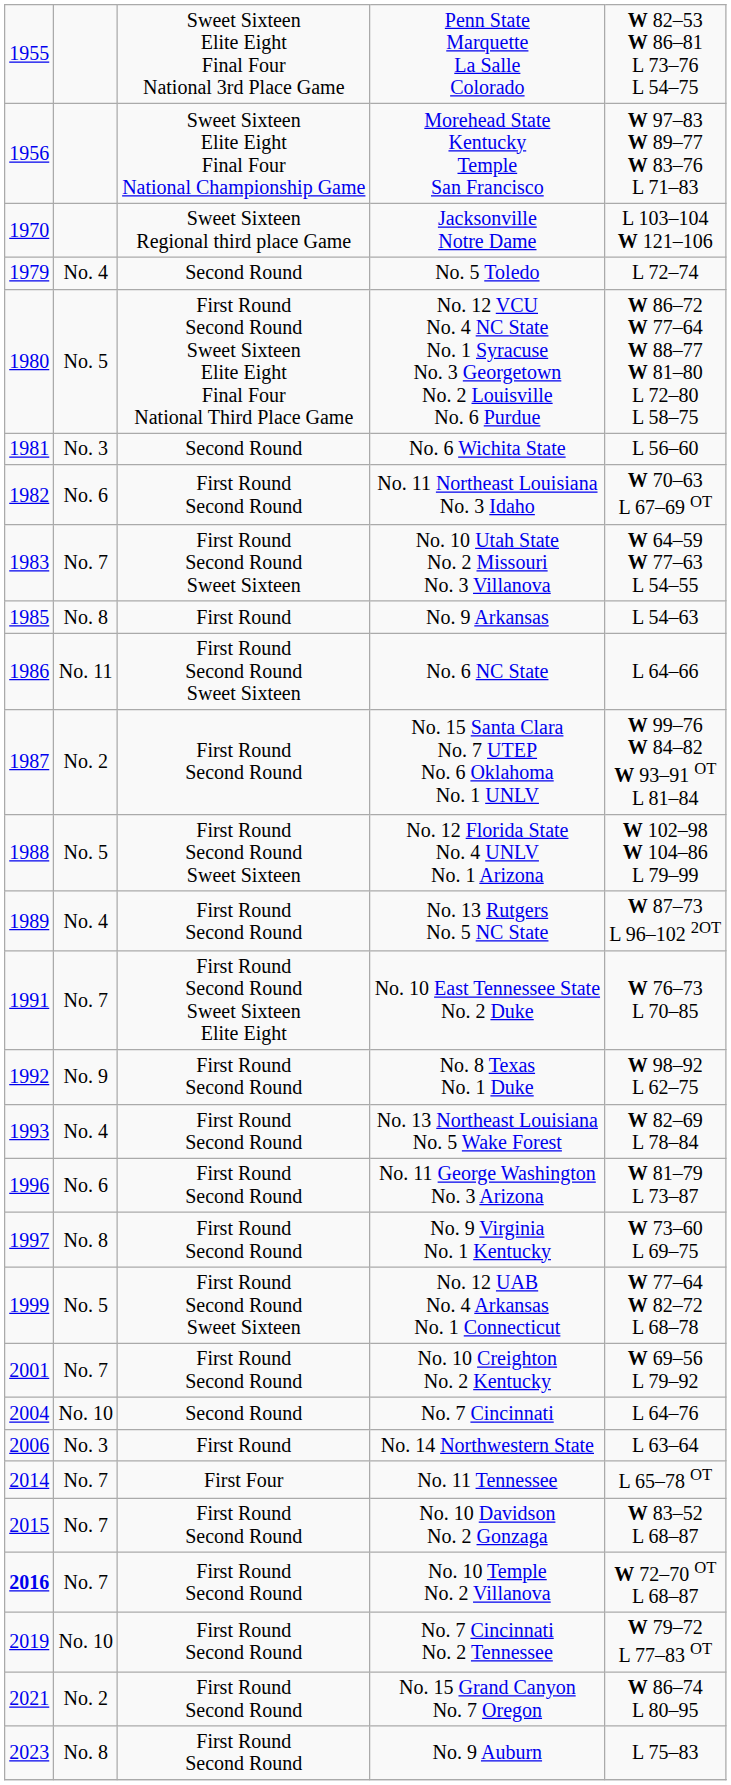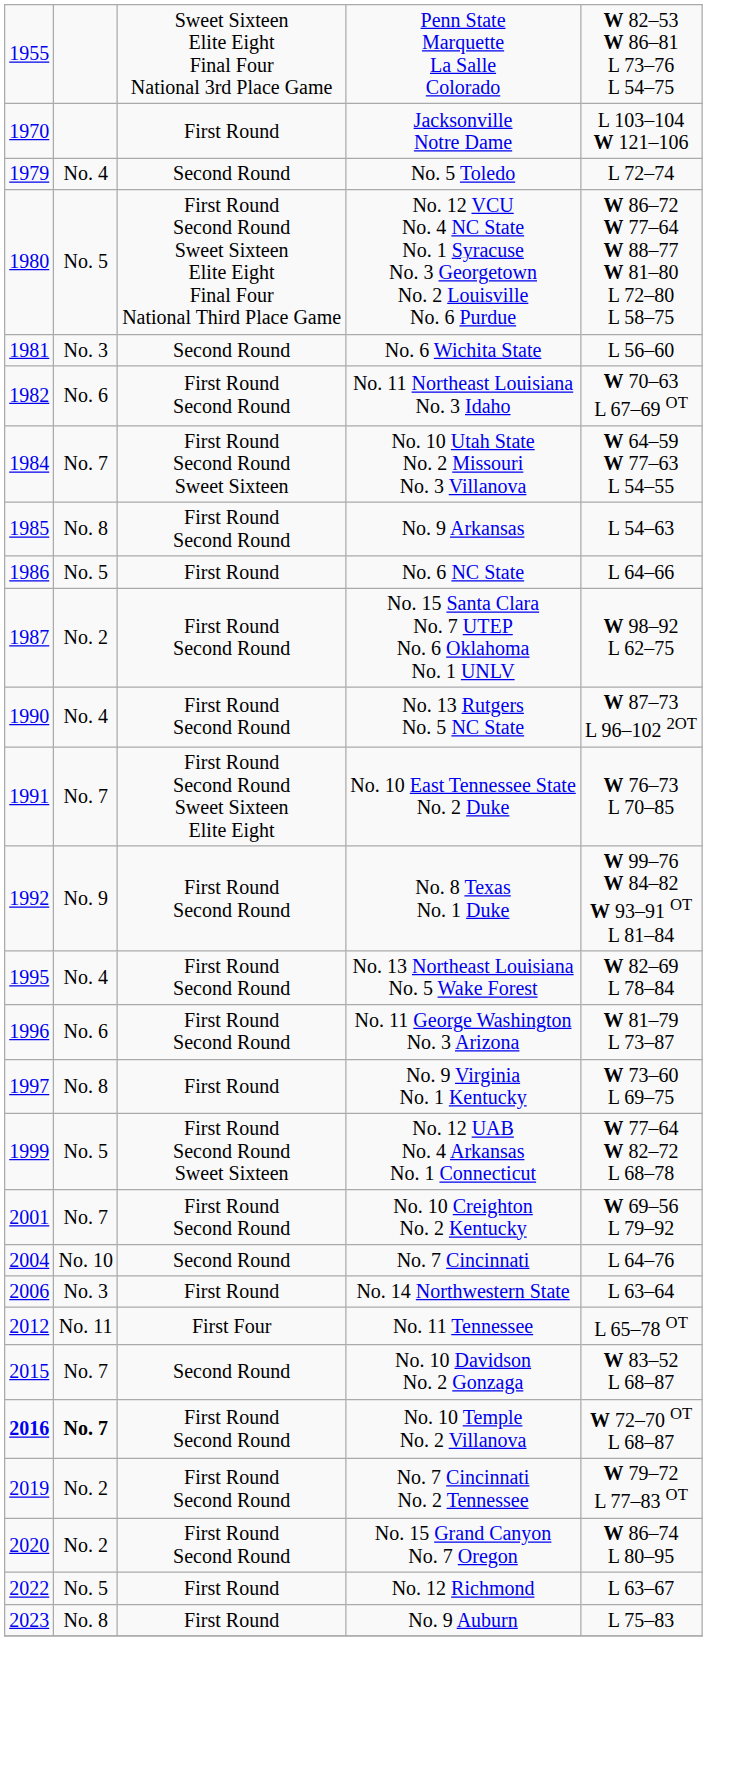- row: (487, 153)
(244, 230) Sweet Sixteen Regional third place Game -> (232, 130) First Round
(29, 562) 1983 -> (29, 463) 1984
(244, 617) First Round -> (232, 529) First Round Second Round
(86, 671) No. 11 -> (86, 572) No. 5
(244, 671) First Round Second Round Sweet Sixteen -> (232, 572) First Round
(665, 761) W 99–76 W 84–82 W 93–91 OT L 81–84 -> (641, 637) W 98–92 L 62–75
- row: (487, 852)
(29, 920) 1989 -> (29, 716) 1990
(665, 1076) W 98–92 L 62–75 -> (641, 898) W 99–76 W 84–82 W 93–91 OT L 81–84
(29, 1131) 1993 -> (29, 977) 1995
(244, 1239) First Round Second Round -> (232, 1086) First Round
(29, 1479) 2014 -> (29, 1326) 2012
(86, 1479) No. 7 -> (86, 1326) No. 11
(244, 1525) First Round Second Round -> (232, 1371) Second Round
(86, 1582) normal -> (86, 1428) bold
(86, 1641) No. 10 -> (86, 1488) No. 2
(29, 1698) 2021 -> (29, 1545) 2020
+ row: (463, 1588)
(244, 1752) First Round Second Round -> (232, 1620) First Round
